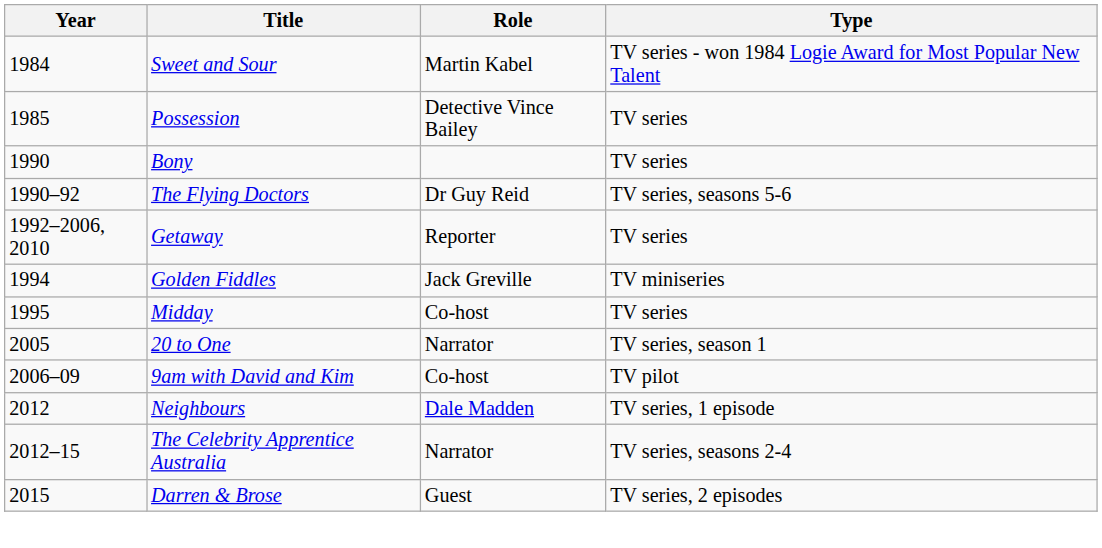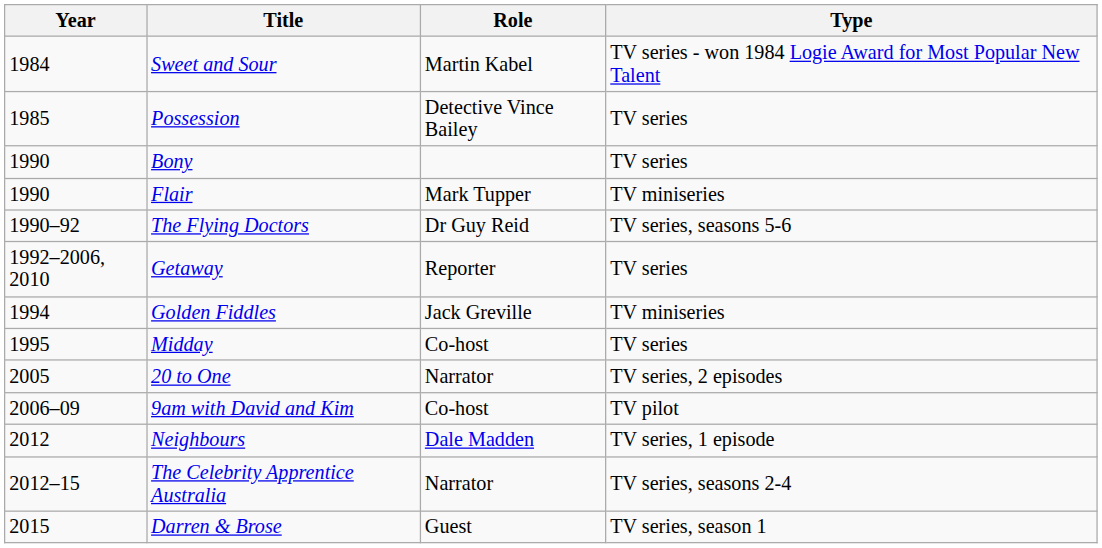+ row: (172, 193)
(688, 344) TV series, season 1 -> (696, 376) TV series, 2 episodes
(696, 494) TV series, 2 episodes -> (688, 526) TV series, season 1
